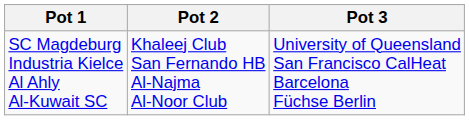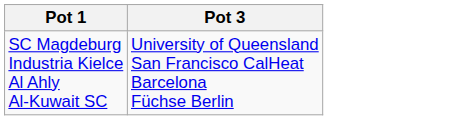- column: (198, 17)
